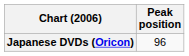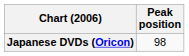(160, 42) 96 -> (160, 42) 98
